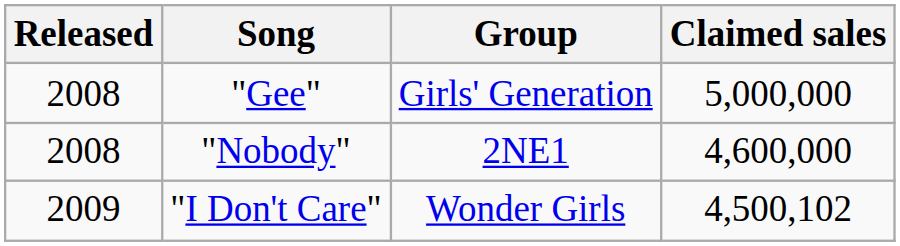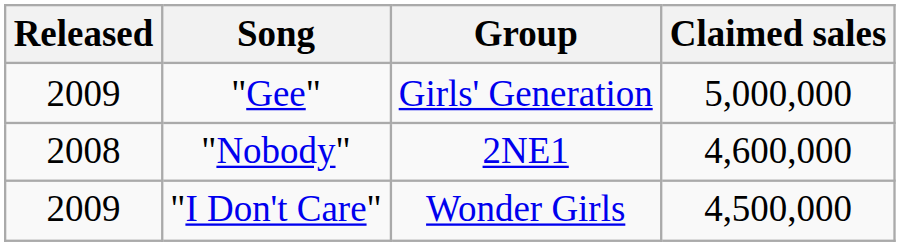(83, 92) 2008 -> (83, 92) 2009
(778, 209) 4,500,102 -> (778, 209) 4,500,000
